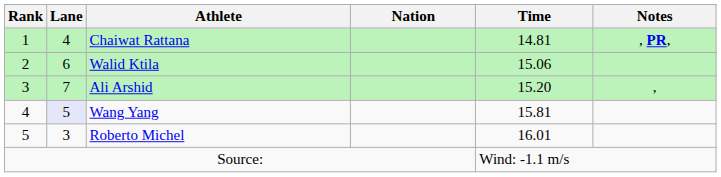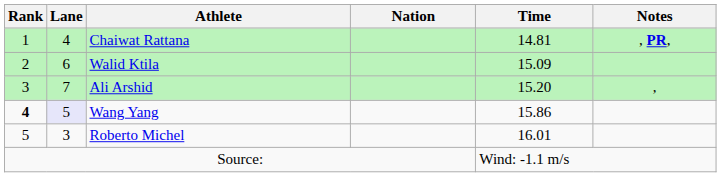(534, 64) 15.06 -> (534, 64) 15.09
(25, 111) normal -> (25, 111) bold
(534, 111) 15.81 -> (534, 111) 15.86
